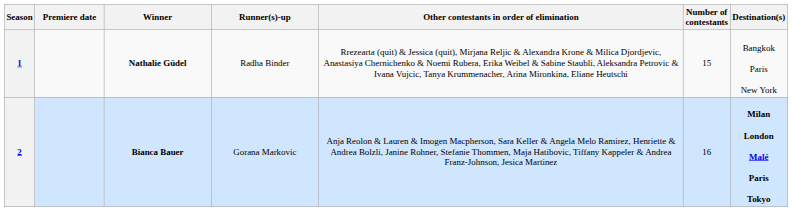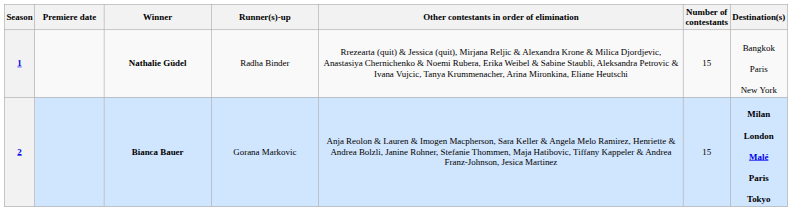(707, 152) 16 -> (707, 152) 15
